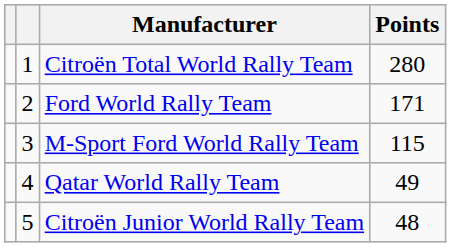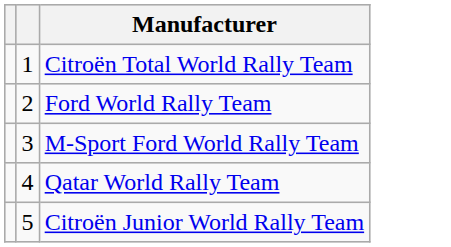- column: (407, 24)
